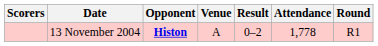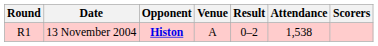columns swapped: (353, 13) <-> (26, 13)
(303, 32) 1,778 -> (299, 32) 1,538
